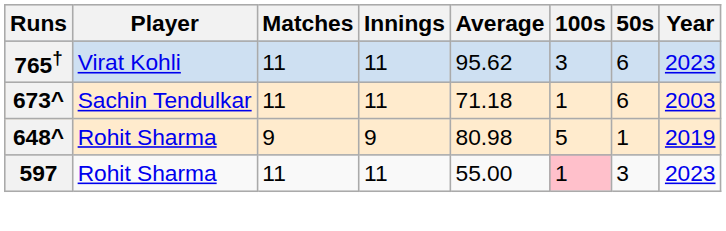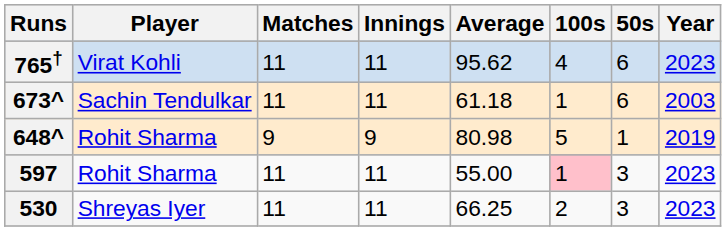(561, 62) 3 -> (561, 62) 4
(484, 101) 71.18 -> (484, 101) 61.18
+ row: (39, 209)
